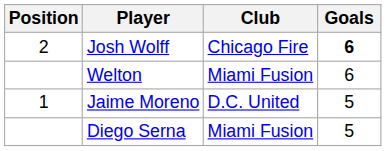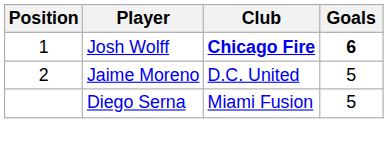(44, 46) 2 -> (44, 46) 1
(258, 46) normal -> (261, 46) bold
- row: (114, 74)
(44, 103) 1 -> (44, 74) 2
